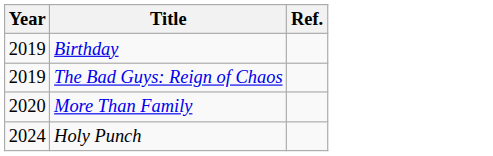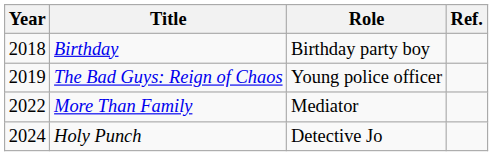+ column: (367, 19)
(27, 48) 2019 -> (27, 48) 2018
(27, 106) 2020 -> (27, 106) 2022
